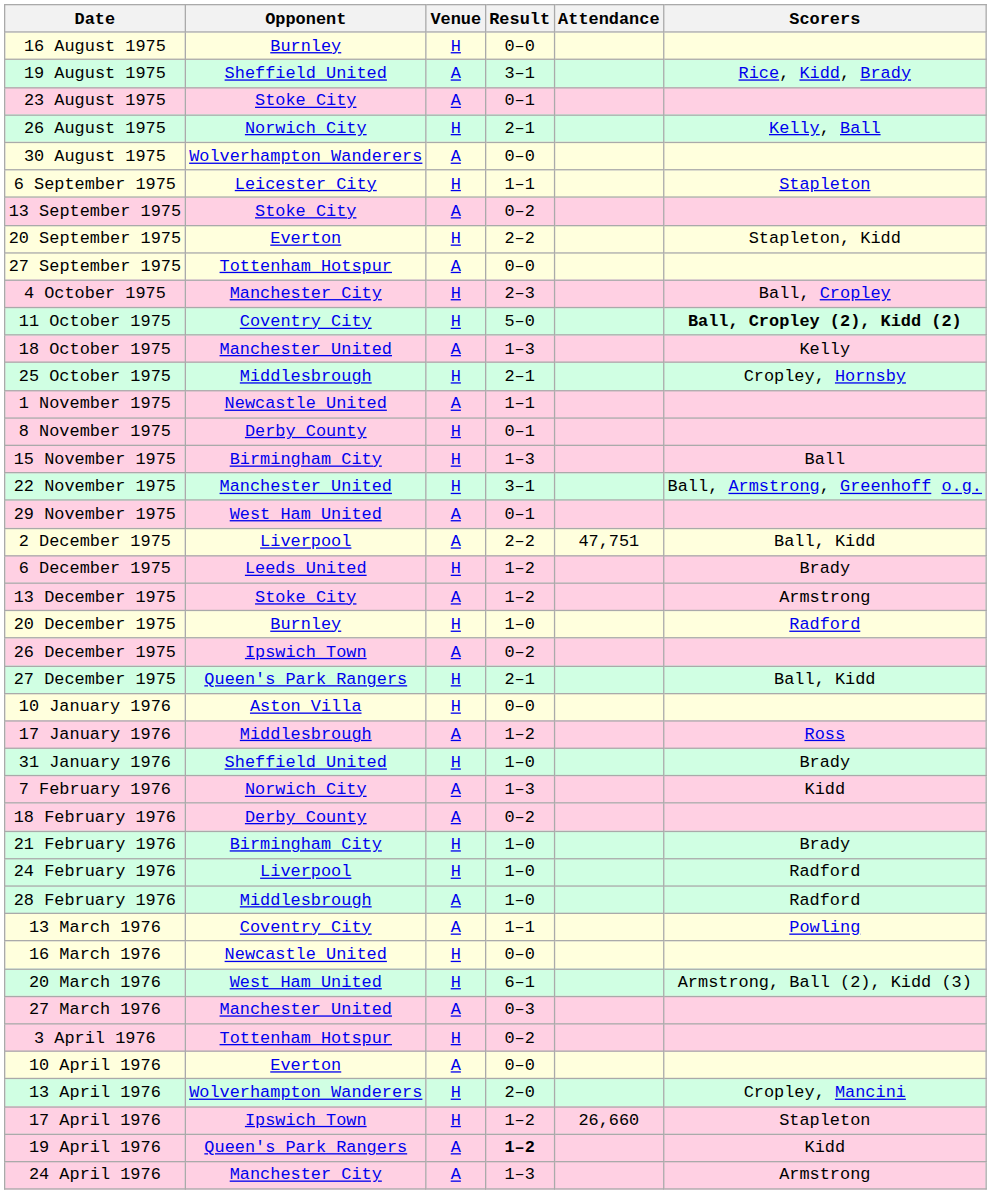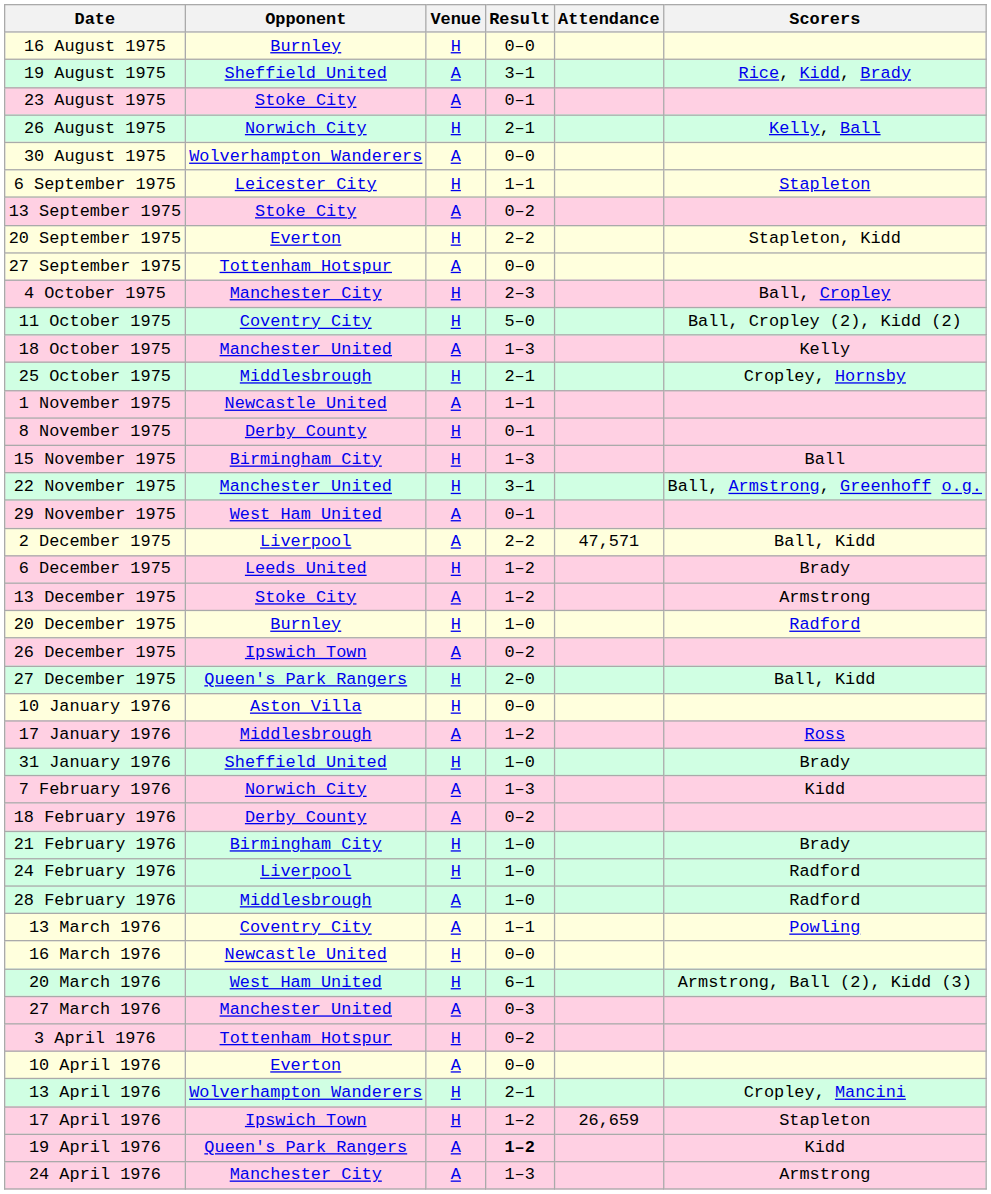(825, 321) bold -> (825, 321) normal
(609, 542) 47,751 -> (609, 542) 47,571
(520, 679) 2–1 -> (520, 679) 2–0
(520, 1093) 2–0 -> (520, 1093) 2–1
(609, 1120) 26,660 -> (609, 1120) 26,659
